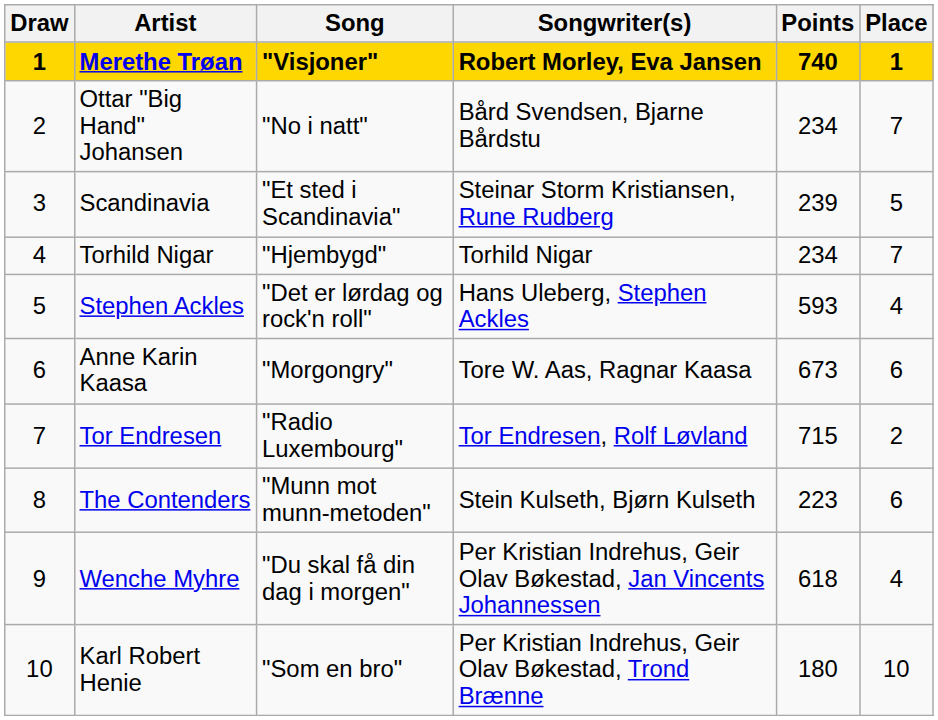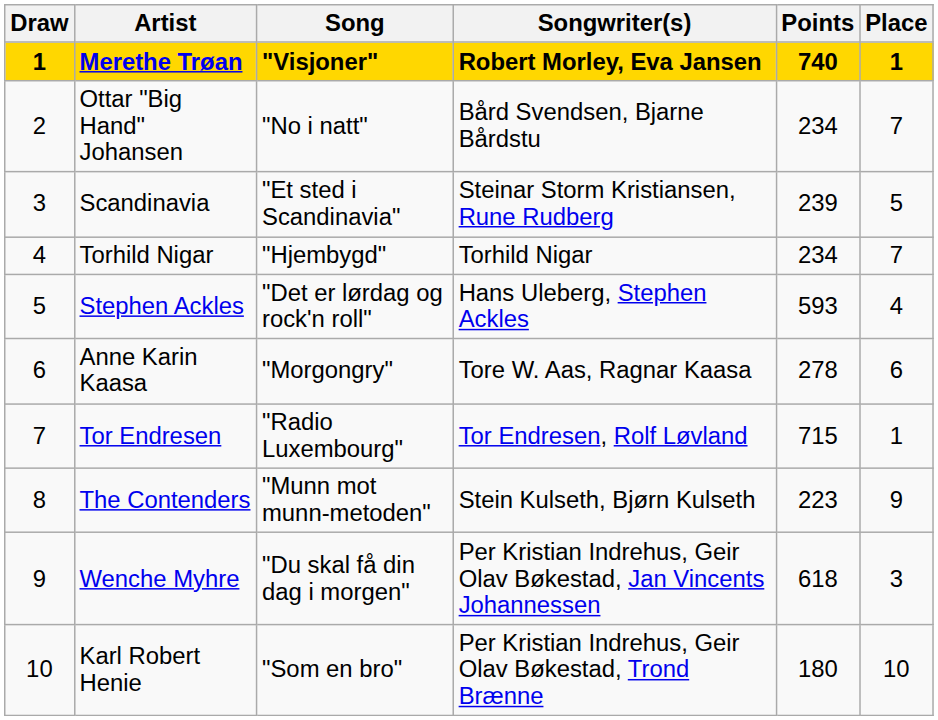(818, 370) 673 -> (818, 370) 278
(896, 435) 2 -> (896, 435) 1
(896, 500) 6 -> (896, 500) 9
(896, 578) 4 -> (896, 578) 3
